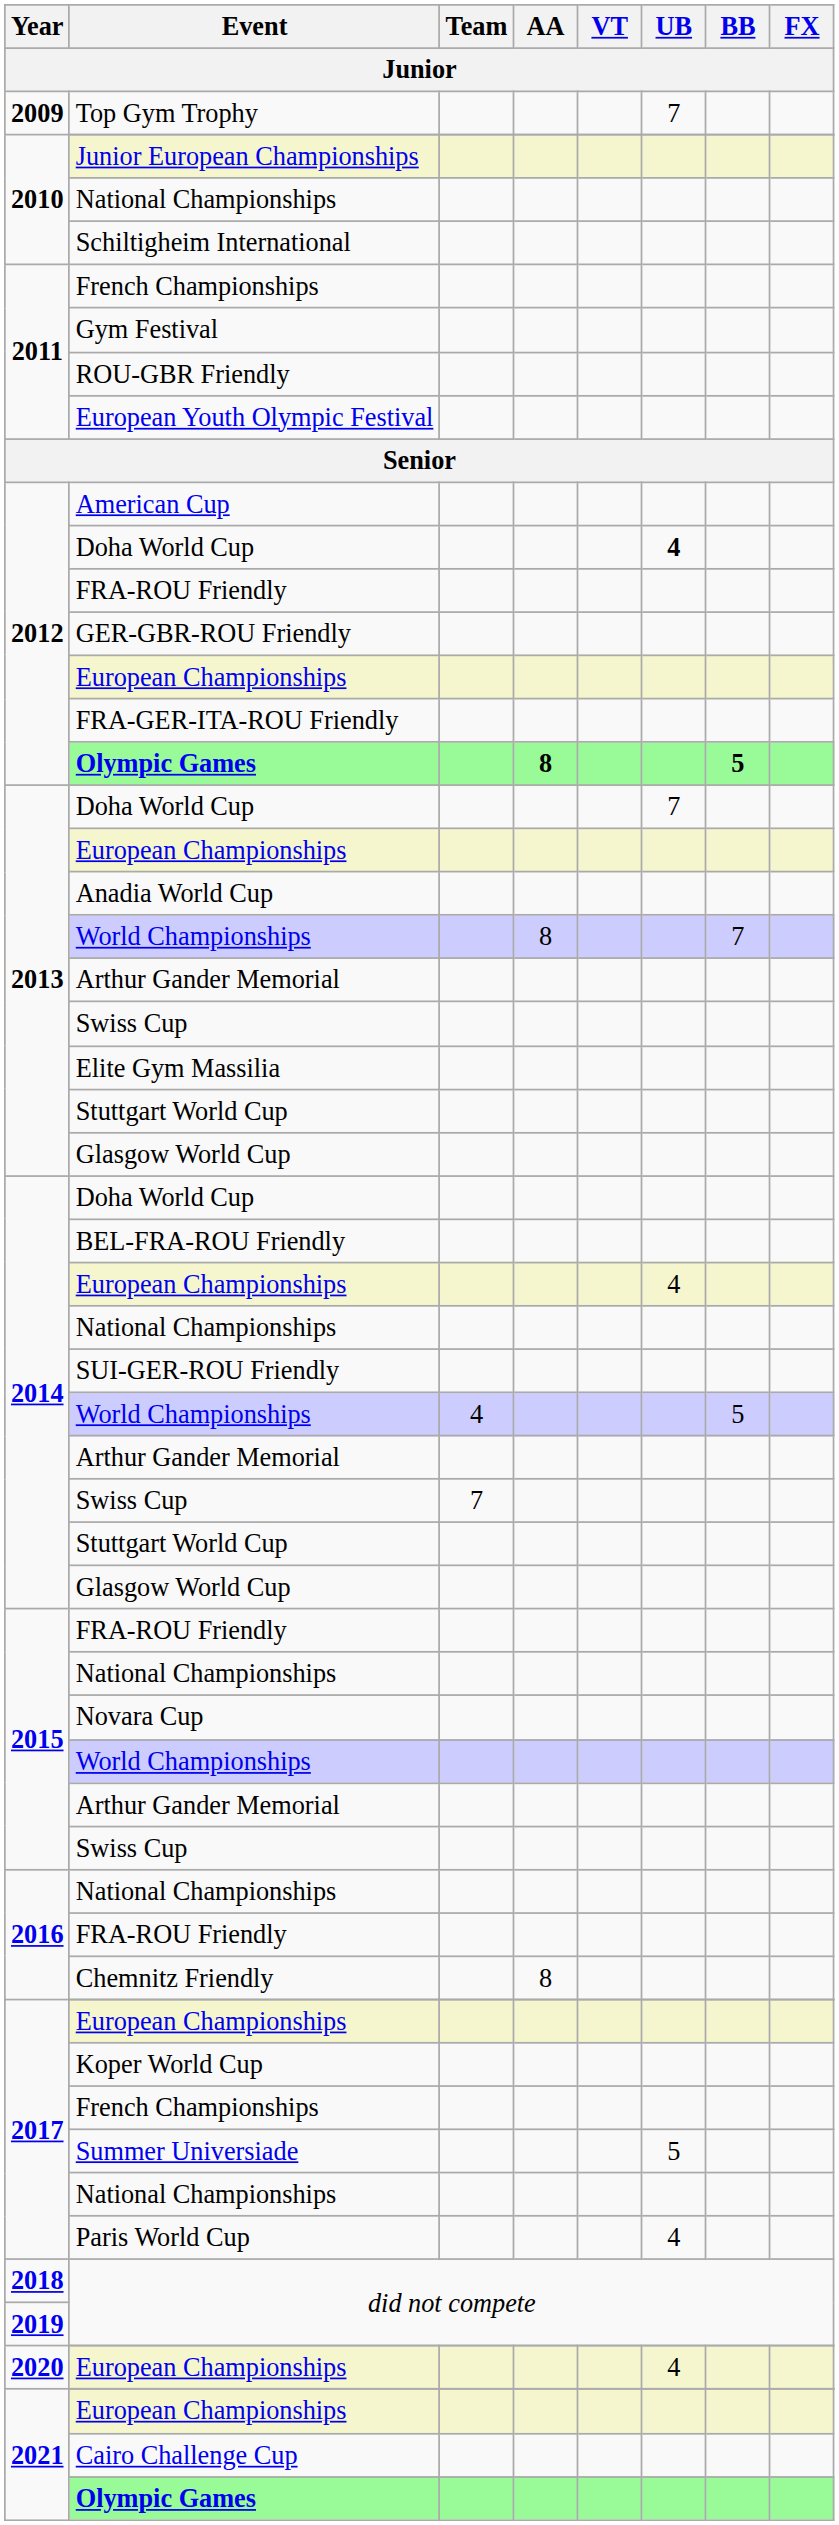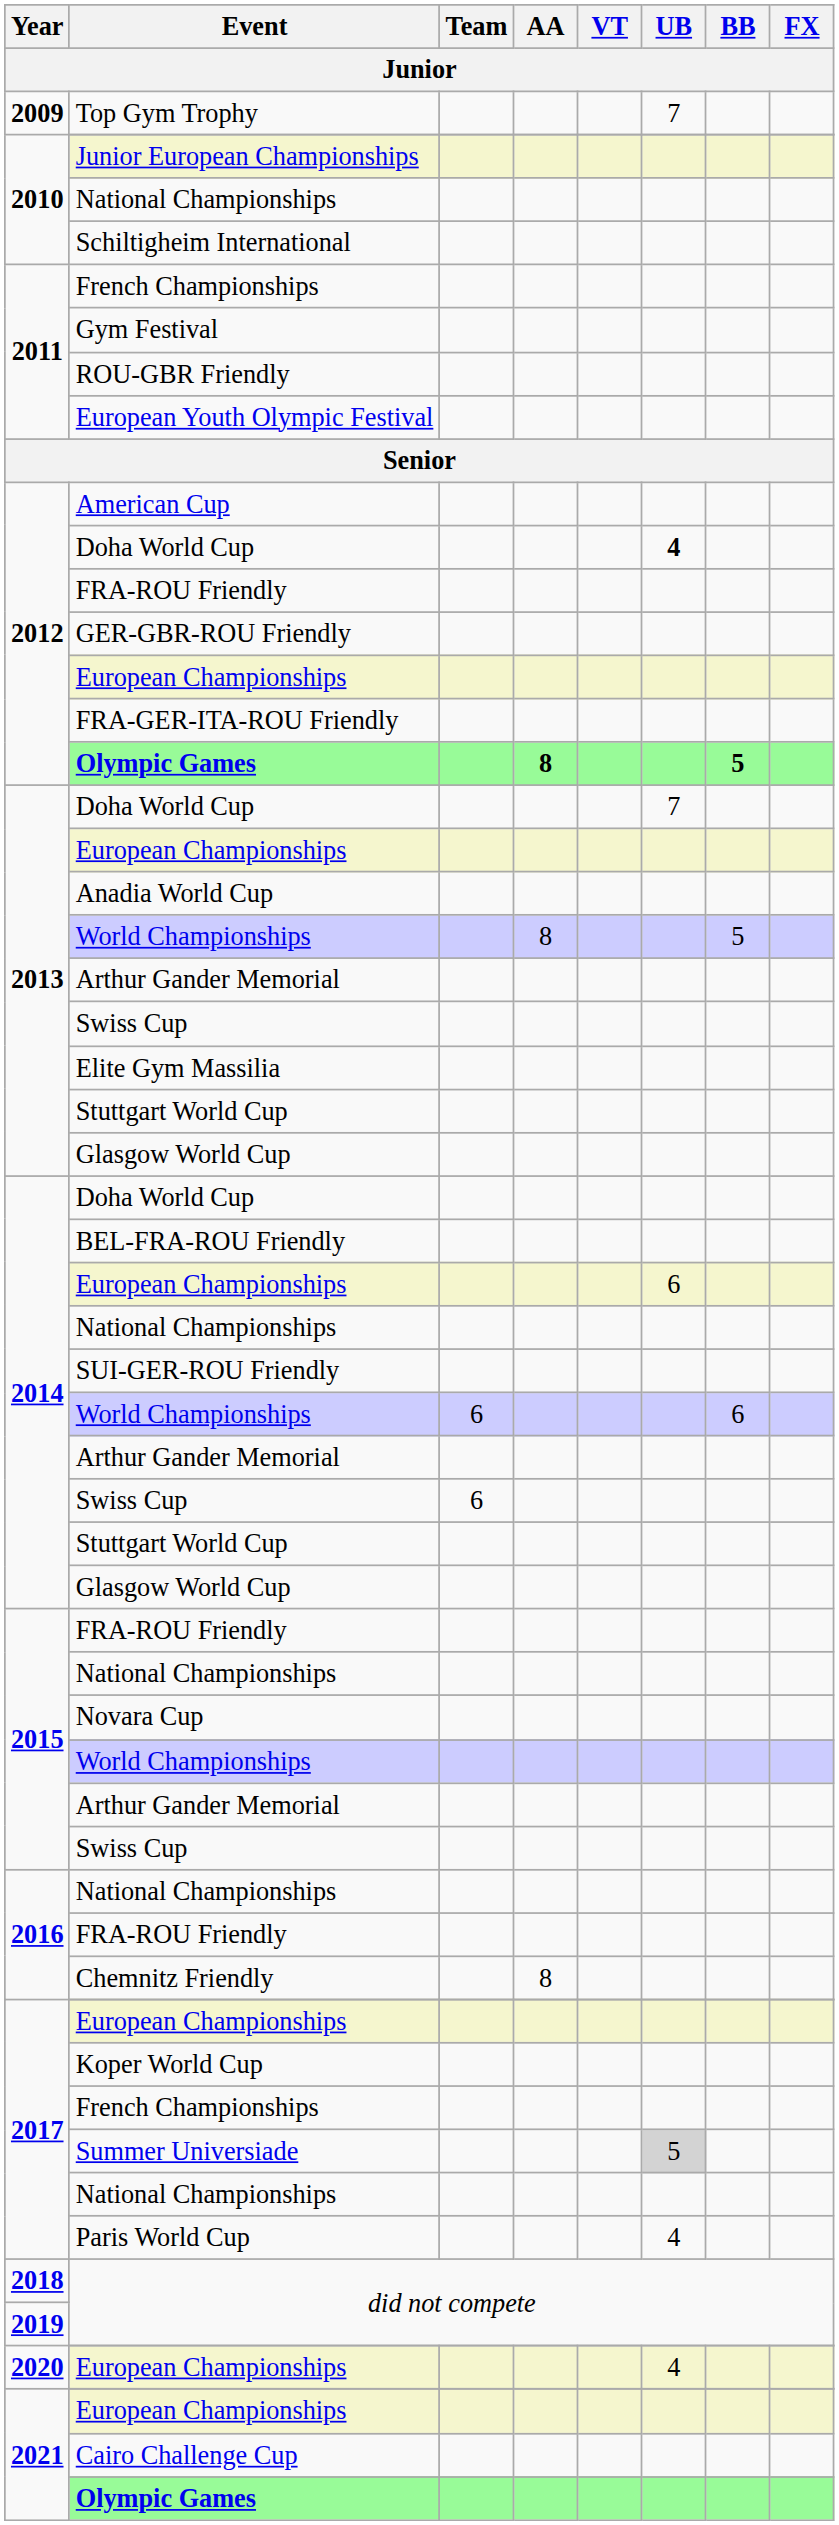(738, 936) 7 -> (738, 936) 5
(674, 1283) 4 -> (674, 1283) 6
(476, 1413) 4 -> (476, 1413) 6
(738, 1413) 5 -> (738, 1413) 6
(476, 1500) 7 -> (476, 1500) 6
(674, 2150) no background -> (674, 2150) lightgrey background
